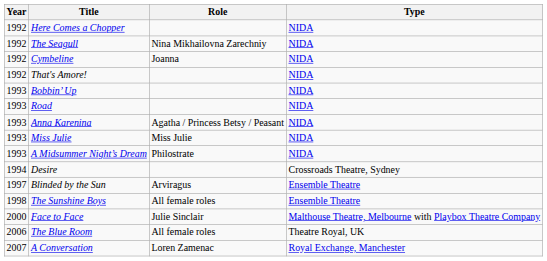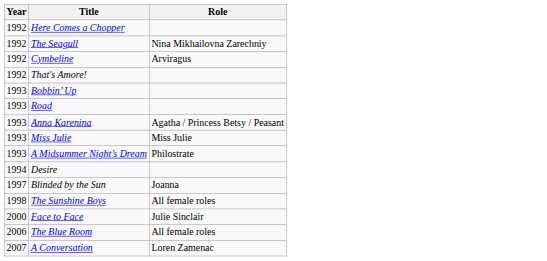- column: (414, 12)
(165, 59) Joanna -> (171, 59) Arviragus
(171, 185) Arviragus -> (165, 185) Joanna
